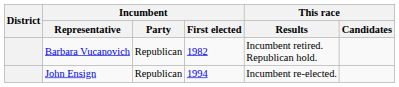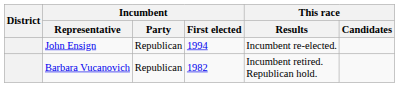rows swapped: (71, 73) <-> (87, 51)
